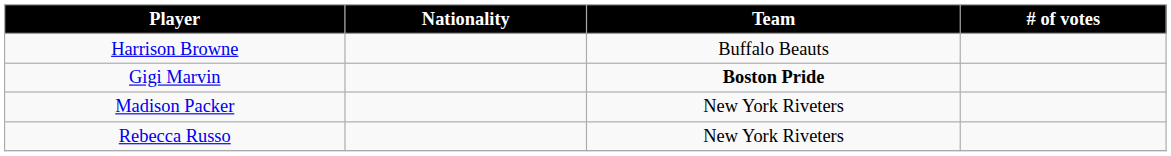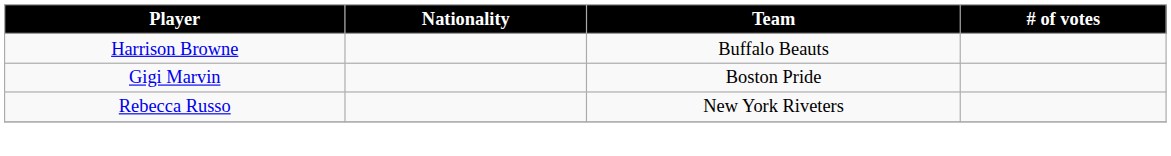(774, 77) bold -> (774, 77) normal
- row: (175, 106)
